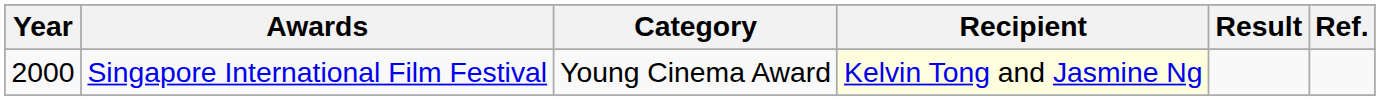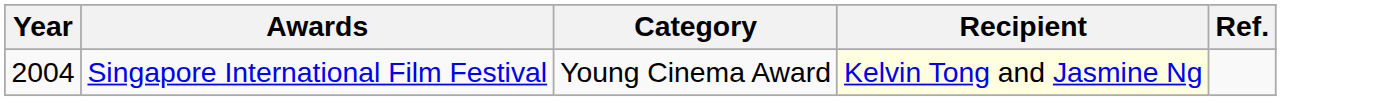- column: (1259, 26)
(43, 71) 2000 -> (43, 71) 2004
